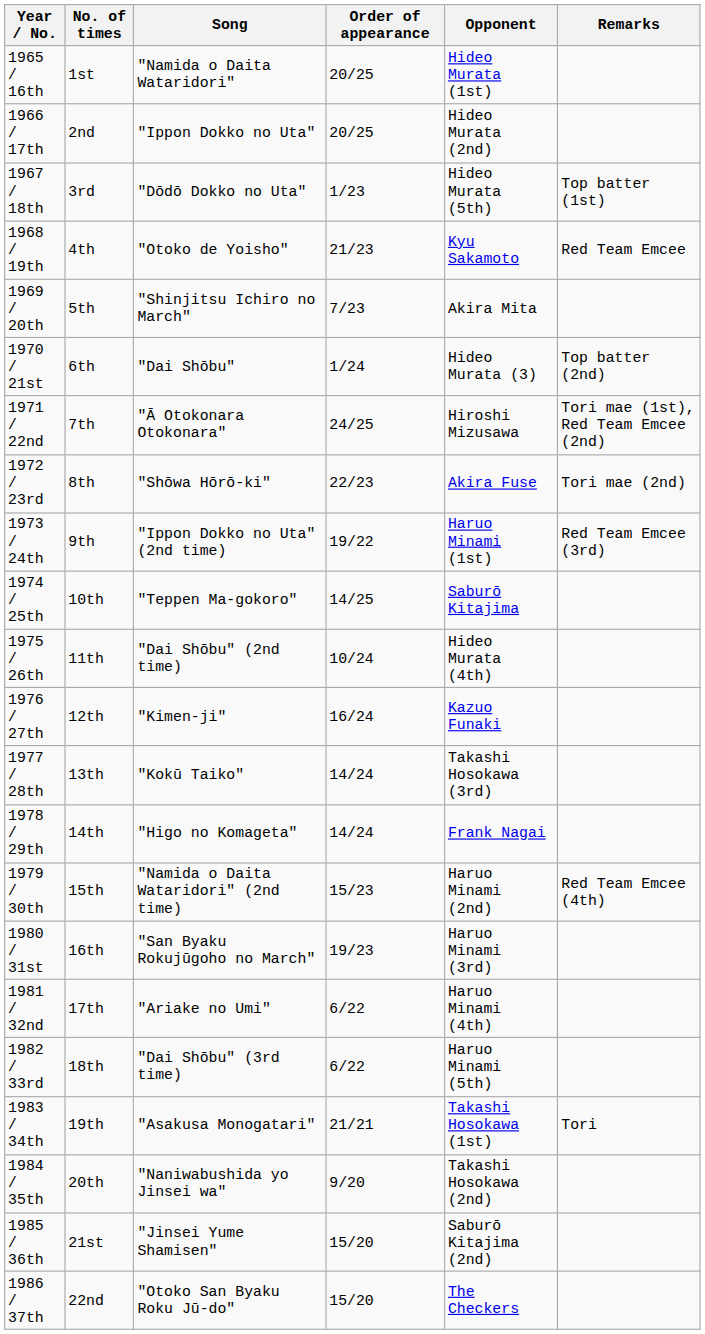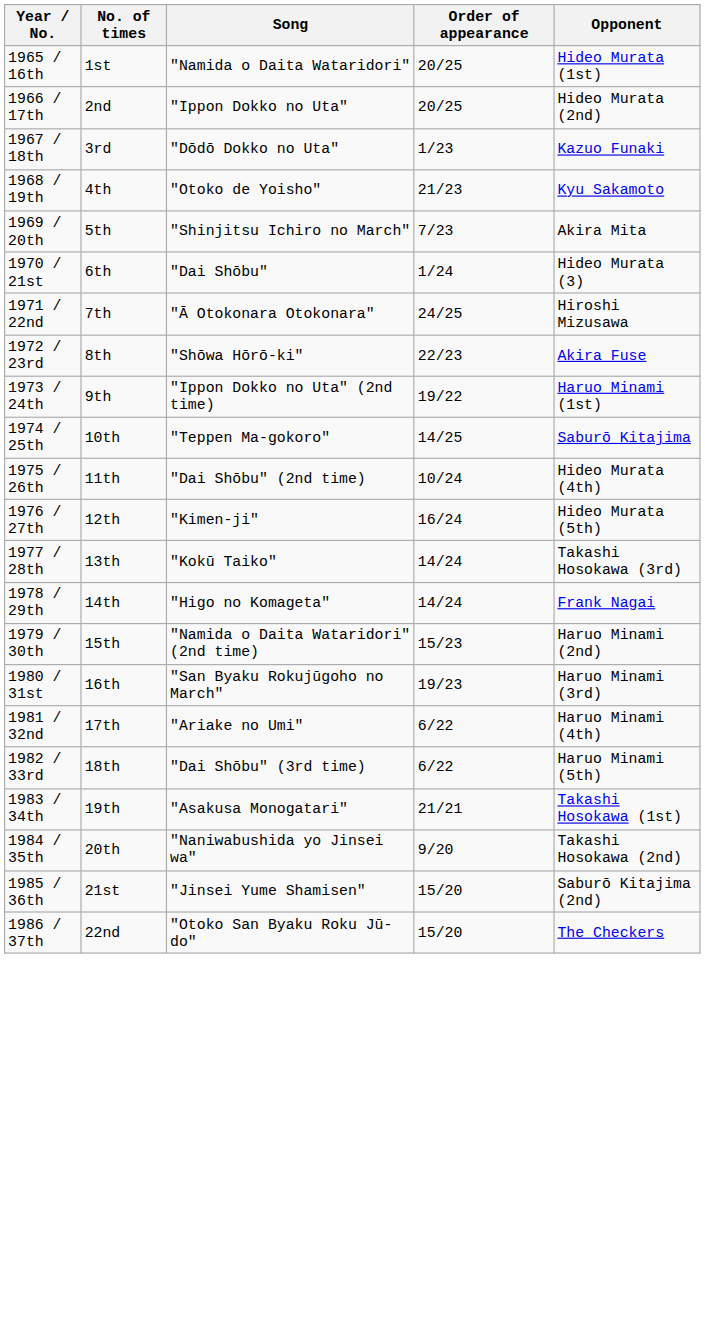- column: (629, 25)
(475, 192) Hideo Murata (5th) -> (611, 149) Kazuo Funaki
(475, 717) Kazuo Funaki -> (611, 520) Hideo Murata (5th)
